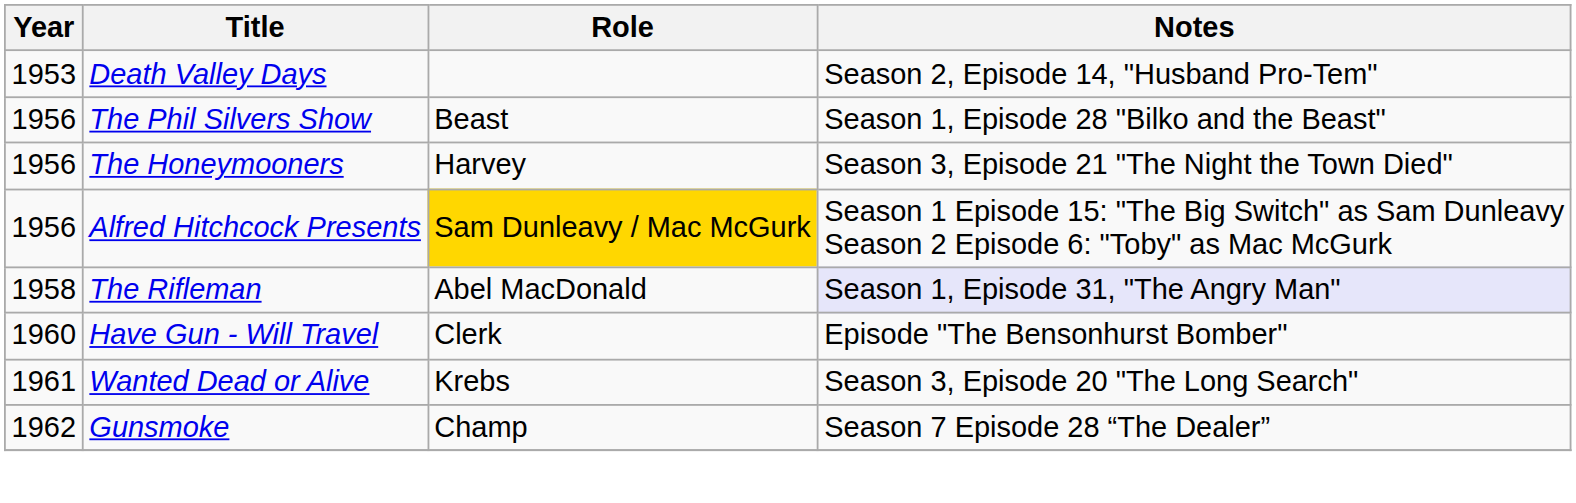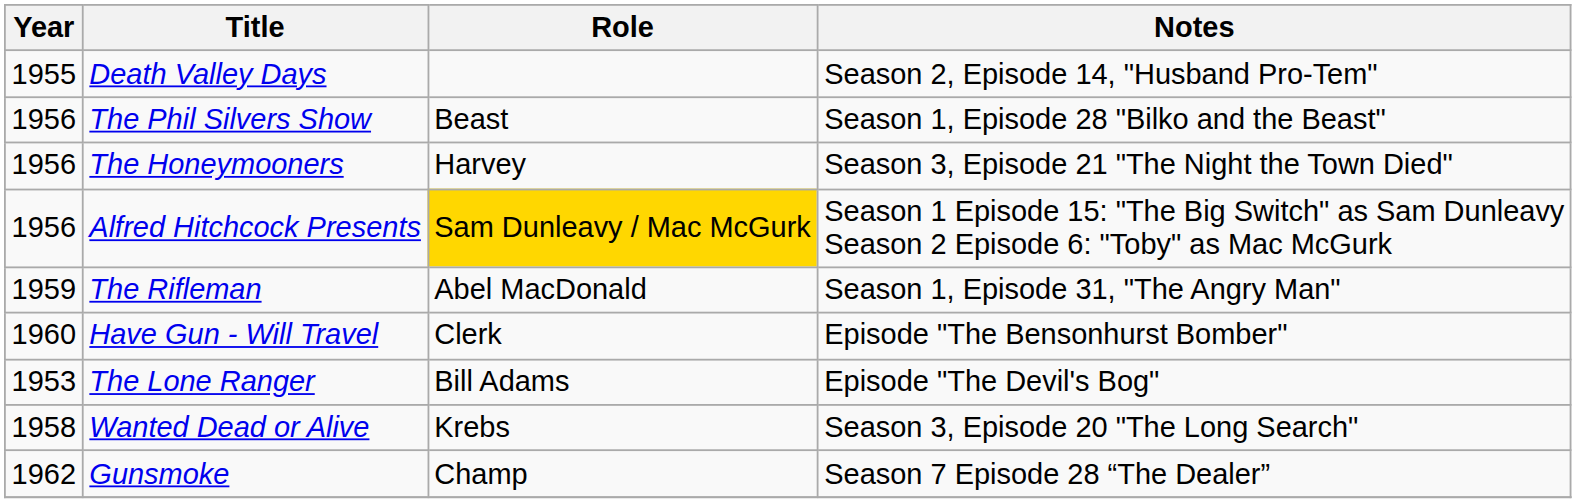(44, 73) 1953 -> (44, 73) 1955
(44, 289) 1958 -> (44, 289) 1959
(1082, 289) lavender background -> (1082, 289) no background
+ row: (202, 381)
(44, 381) 1961 -> (44, 427) 1958
